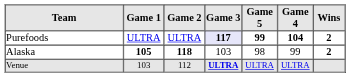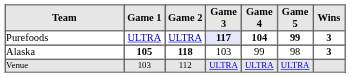columns swapped: (295, 17) <-> (260, 17)
(329, 37) 2 -> (329, 37) 3
(329, 52) 2 -> (329, 52) 3
(223, 65) bold -> (224, 65) normal
